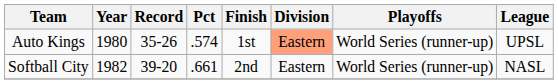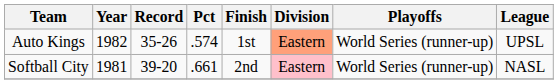(112, 41) 1980 -> (112, 41) 1982
(112, 66) 1982 -> (112, 66) 1981
(302, 66) no background -> (302, 66) pink background
